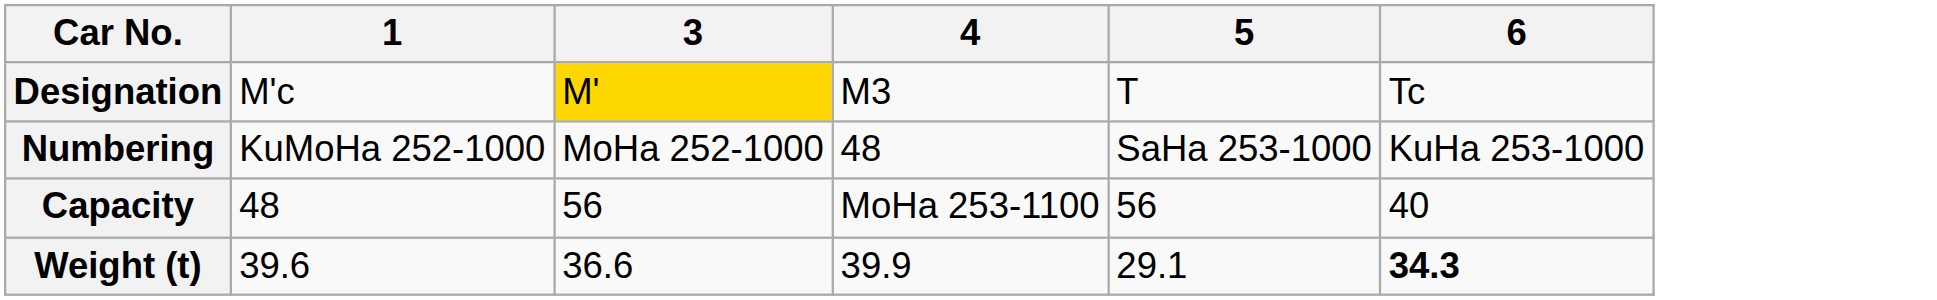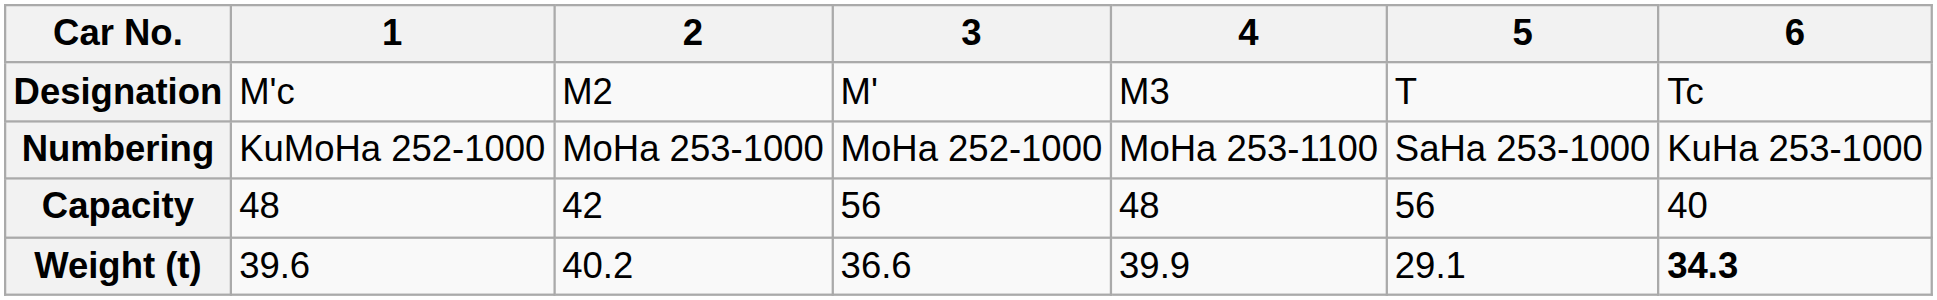+ column: (693, 33)
(581, 91) gold background -> (859, 91) no background
(861, 149) 48 -> (1249, 149) MoHa 253-1100
(970, 206) MoHa 253-1100 -> (1139, 206) 48
